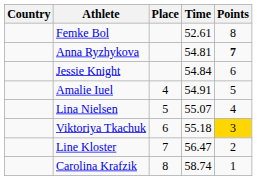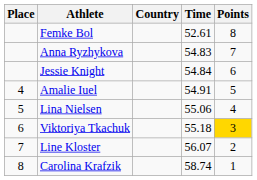columns swapped: (165, 14) <-> (29, 14)
(198, 52) 54.81 -> (198, 52) 54.83
(233, 52) bold -> (233, 52) normal
(198, 109) 55.07 -> (198, 109) 55.06
(198, 147) 56.47 -> (198, 147) 56.07
